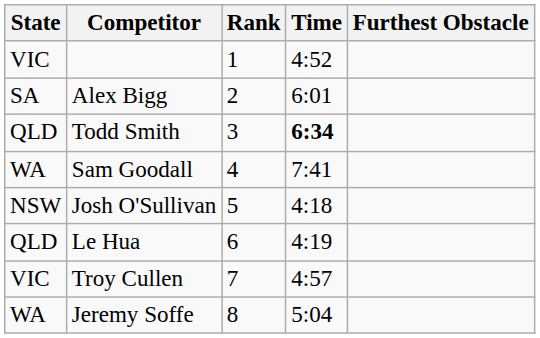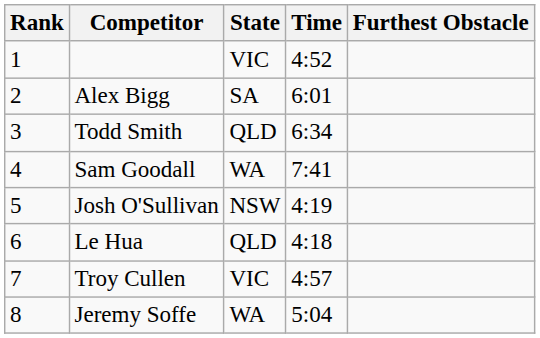columns swapped: (254, 22) <-> (36, 22)
(312, 132) bold -> (312, 132) normal
(312, 205) 4:18 -> (312, 205) 4:19
(312, 242) 4:19 -> (312, 242) 4:18
